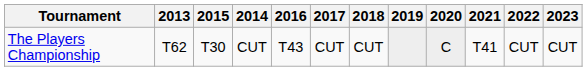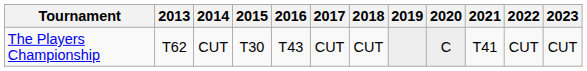columns swapped: (252, 16) <-> (213, 16)
